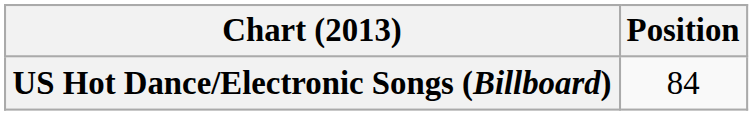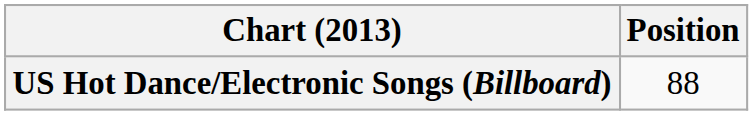(683, 82) 84 -> (683, 82) 88
